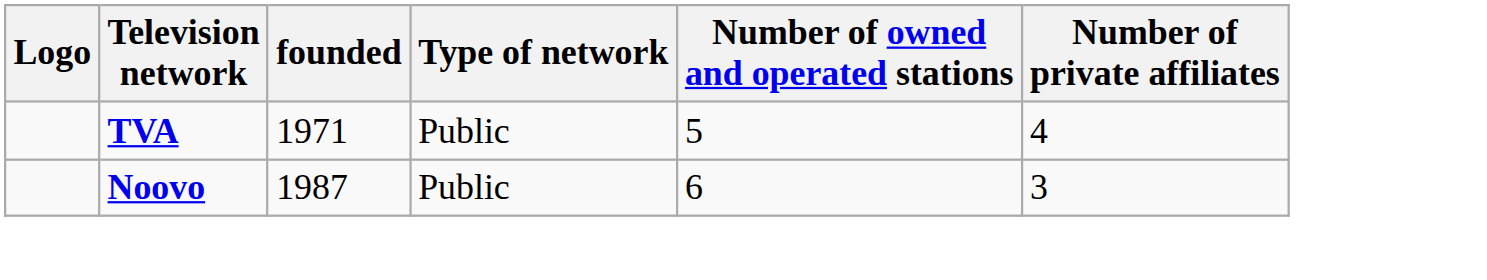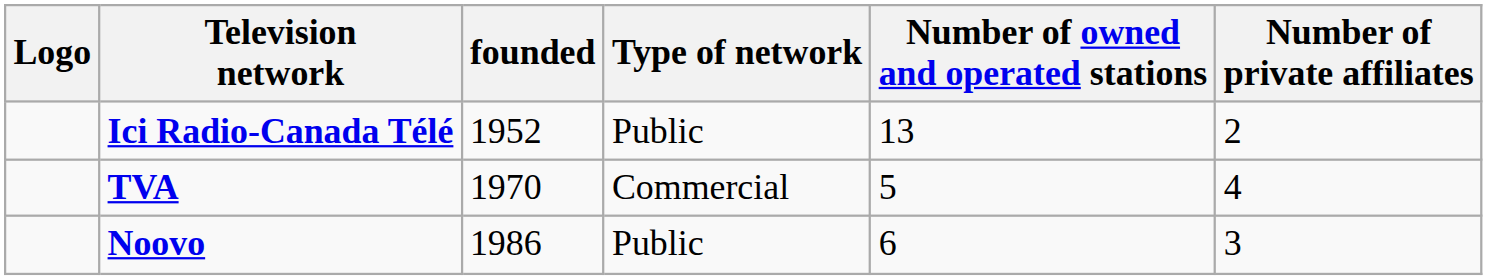+ row: (280, 130)
(312, 130) 1971 -> (506, 186) 1970
(464, 130) Public -> (701, 186) Commercial
(312, 186) 1987 -> (506, 243) 1986
